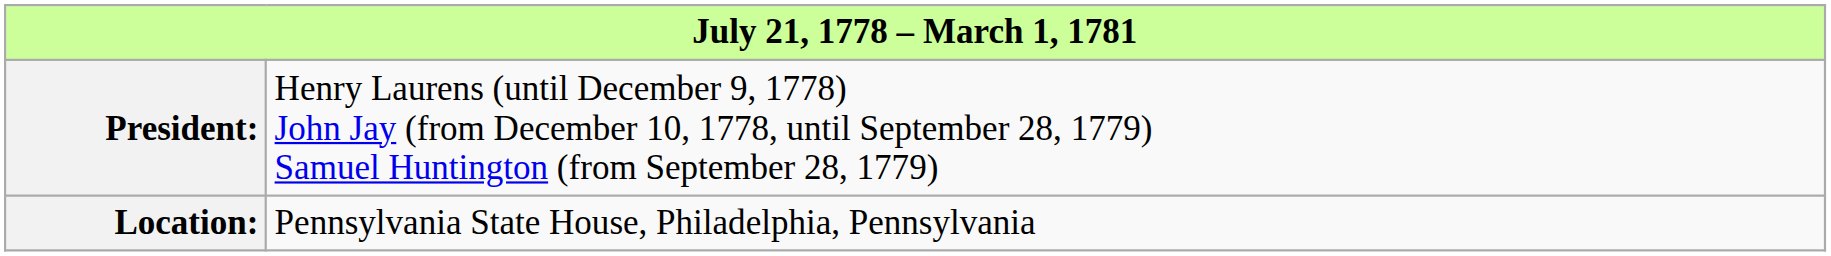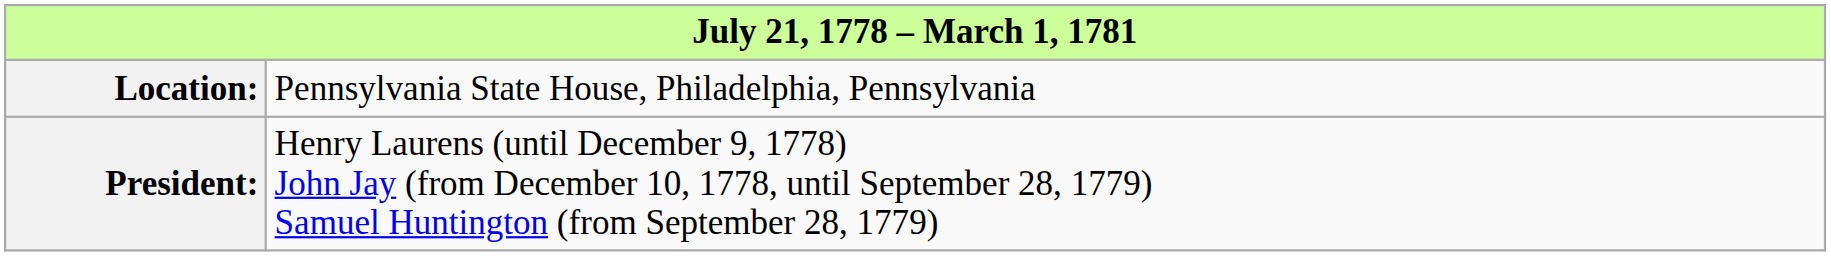rows swapped: (186, 222) <-> (182, 127)
